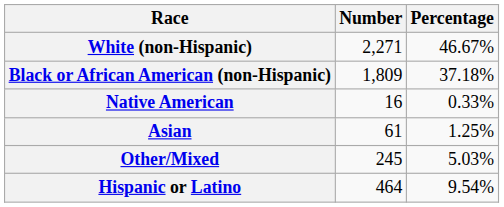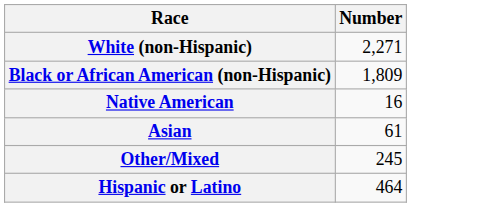- column: (452, 18)
